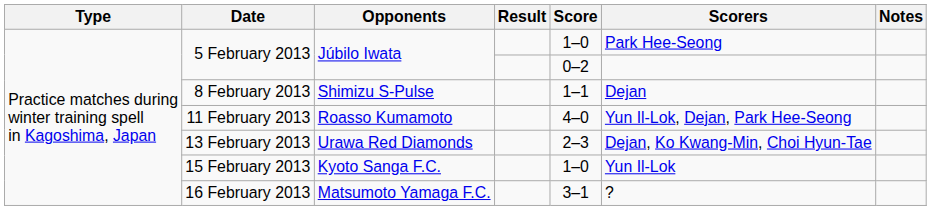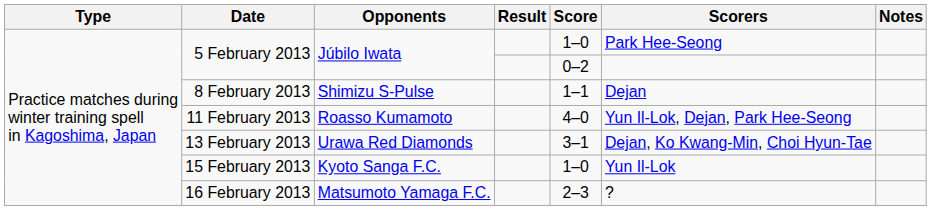(576, 142) 2–3 -> (576, 142) 3–1
(576, 192) 3–1 -> (576, 192) 2–3
